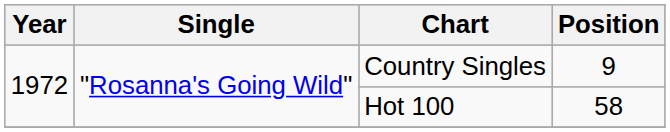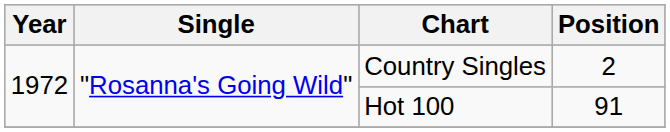(609, 65) 9 -> (609, 65) 2
(609, 106) 58 -> (609, 106) 91
